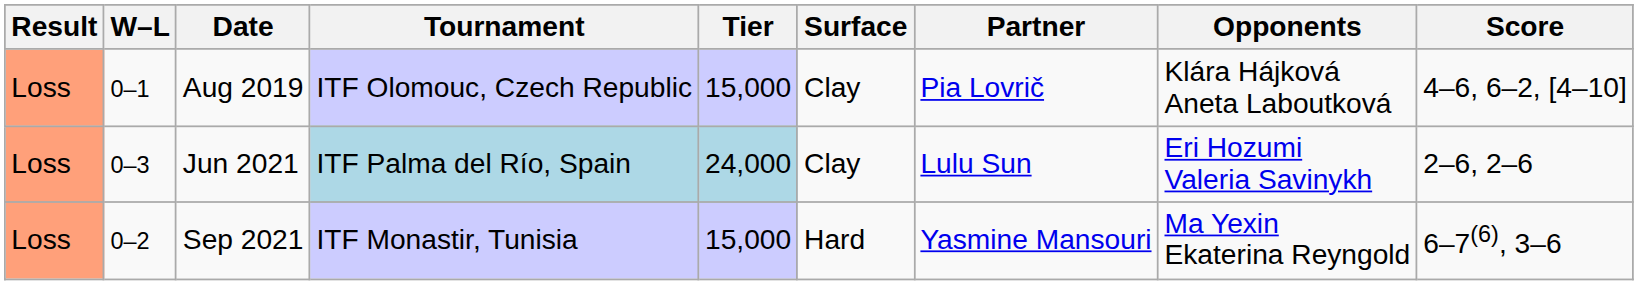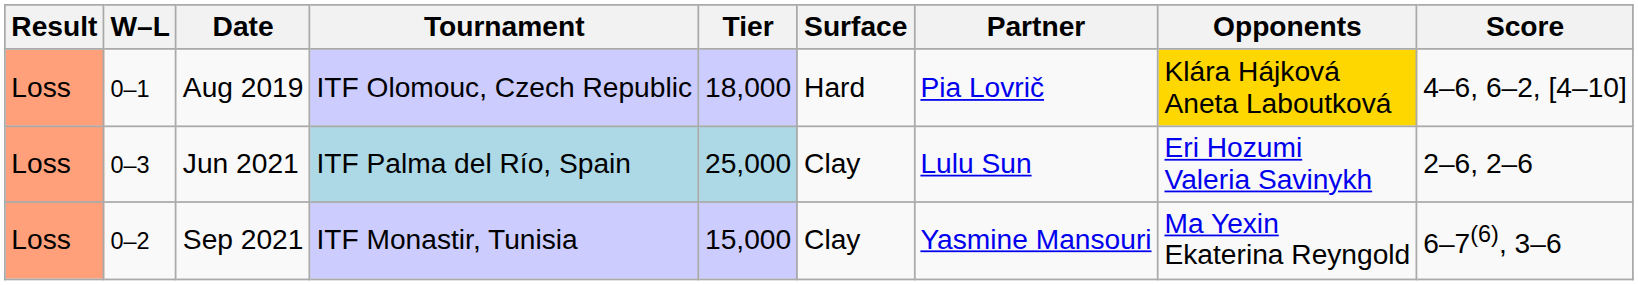(748, 87) 15,000 -> (748, 87) 18,000
(832, 87) Clay -> (835, 87) Hard
(1278, 87) no background -> (1278, 87) gold background
(748, 163) 24,000 -> (748, 163) 25,000
(835, 240) Hard -> (832, 240) Clay
